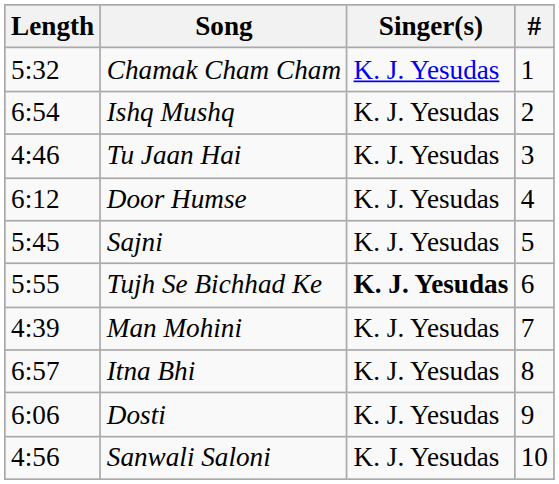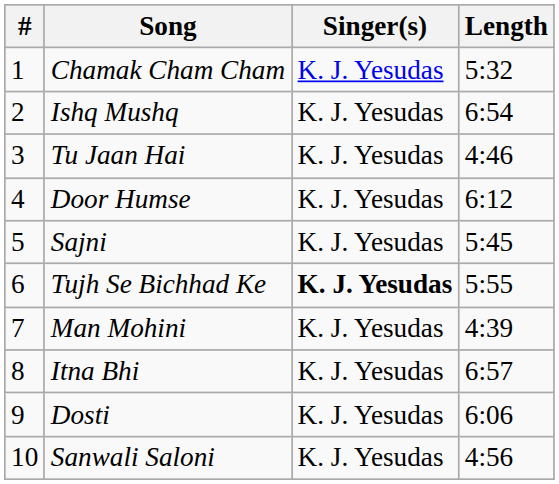columns swapped: (534, 26) <-> (53, 26)
